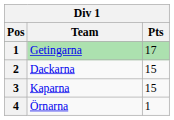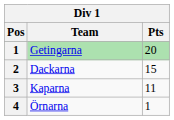(151, 50) 17 -> (151, 50) 20
(151, 87) 15 -> (150, 87) 11
